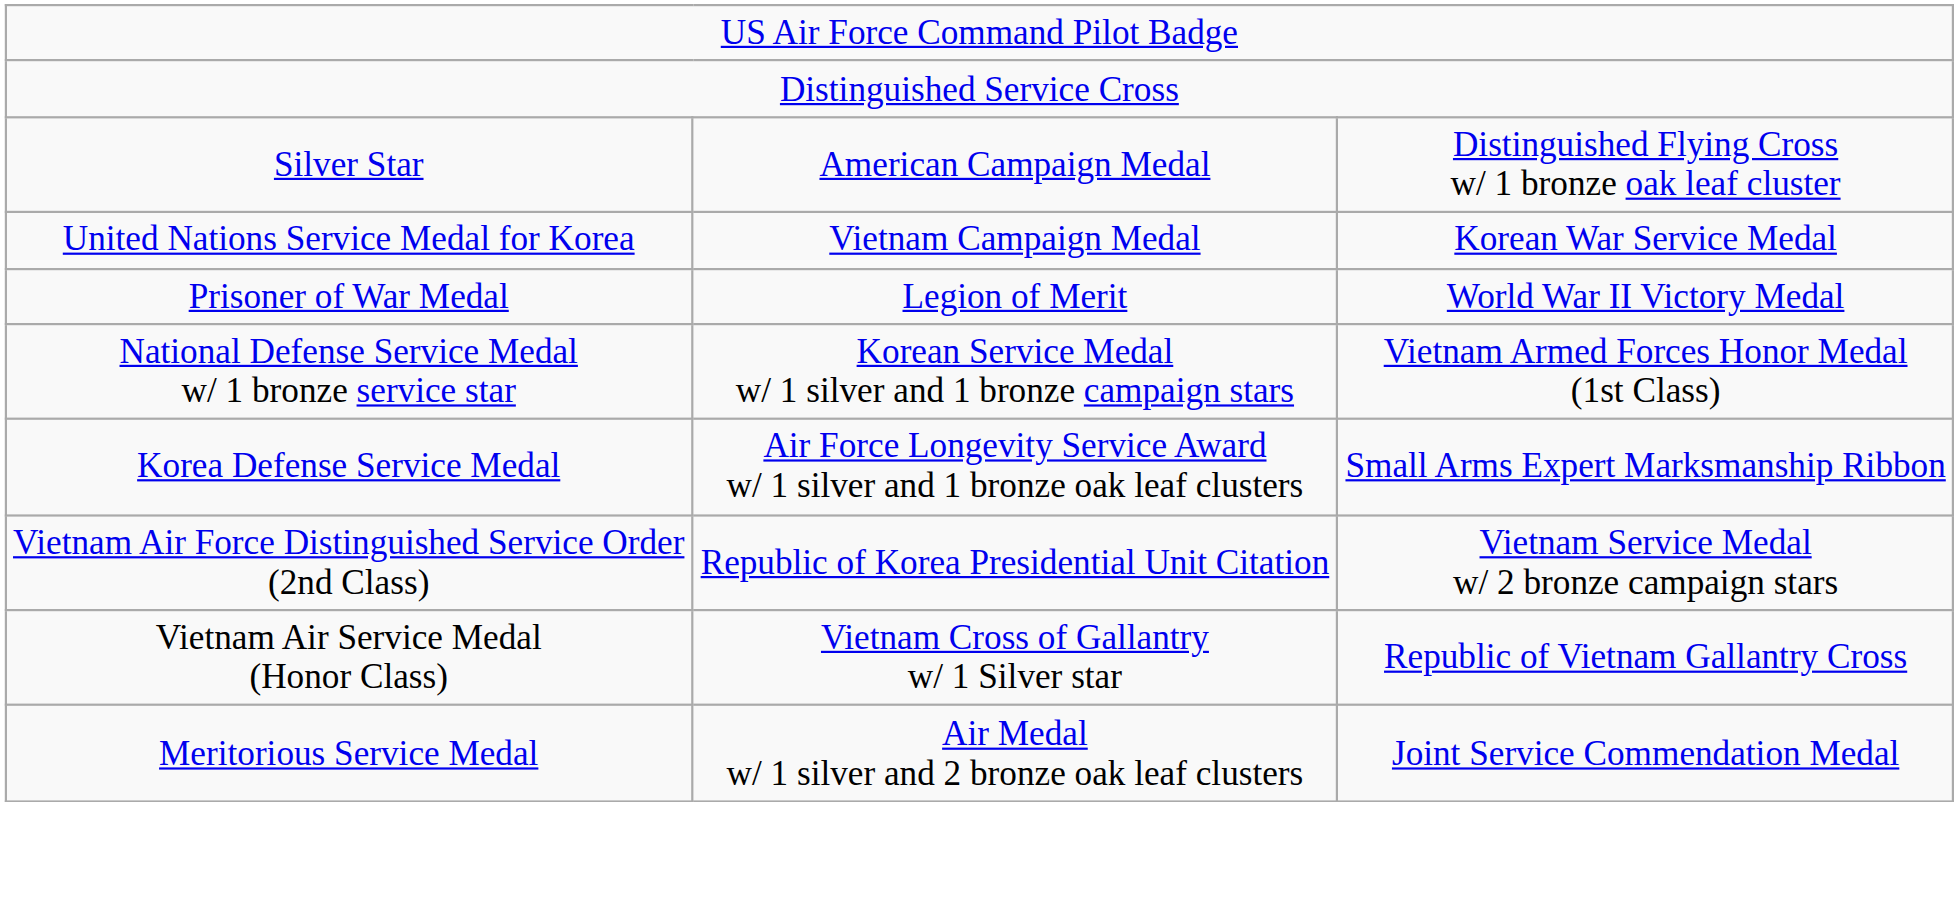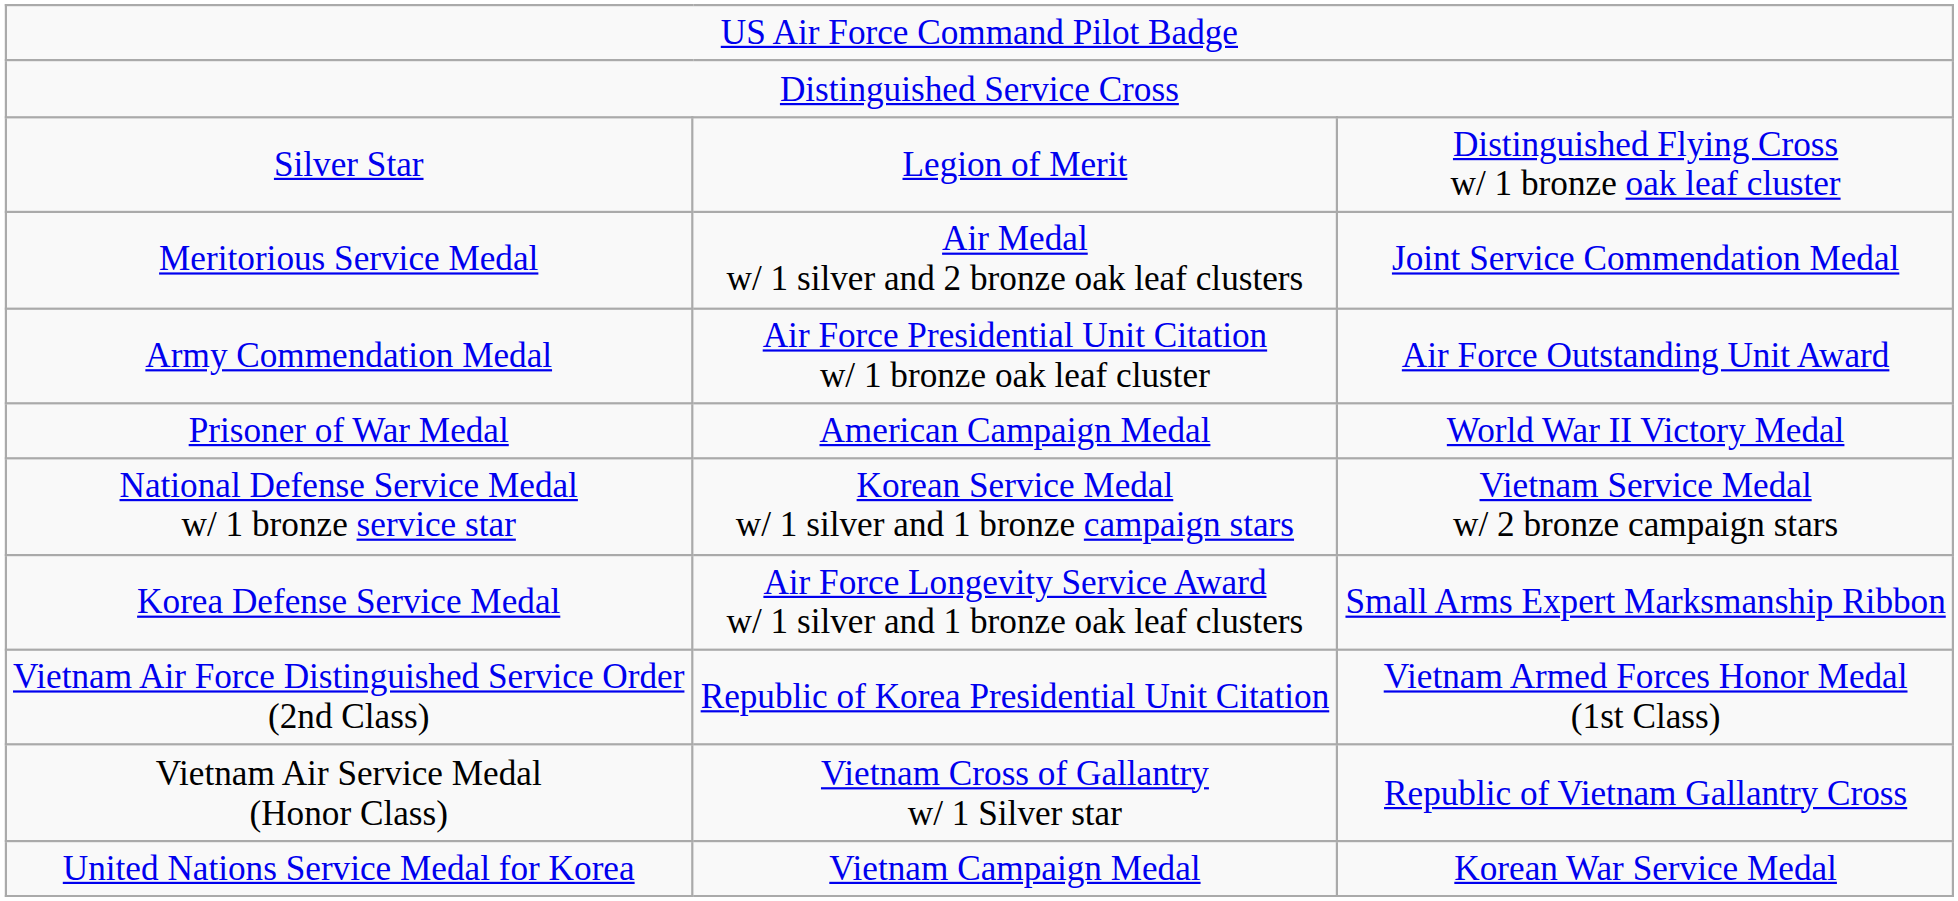(1015, 163) American Campaign Medal -> (1015, 163) Legion of Merit
rows swapped: (349, 752) <-> (349, 239)
+ row: (349, 354)
(1015, 295) Legion of Merit -> (1015, 430) American Campaign Medal
(1646, 370) Vietnam Armed Forces Honor Medal (1st Class) -> (1646, 505) Vietnam Service Medal w/ 2 bronze campaign stars
(1646, 561) Vietnam Service Medal w/ 2 bronze campaign stars -> (1646, 696) Vietnam Armed Forces Honor Medal (1st Class)
